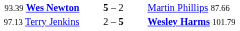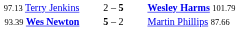rows swapped: (42, 22) <-> (42, 8)
